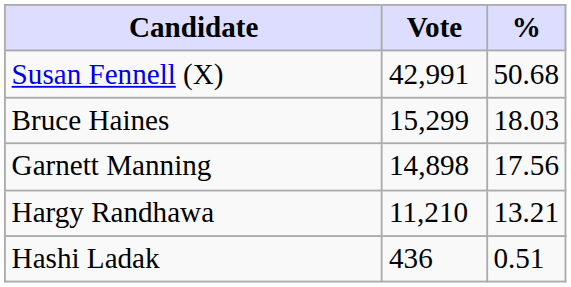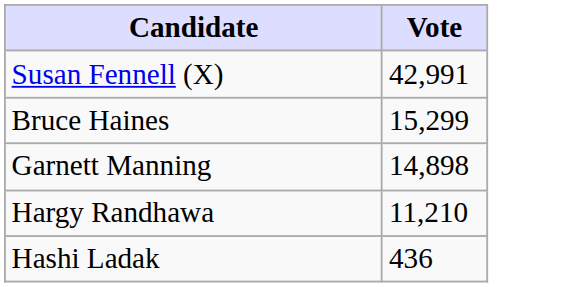- column: (526, 27)
